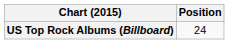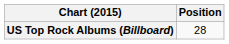(200, 30) 24 -> (200, 30) 28
